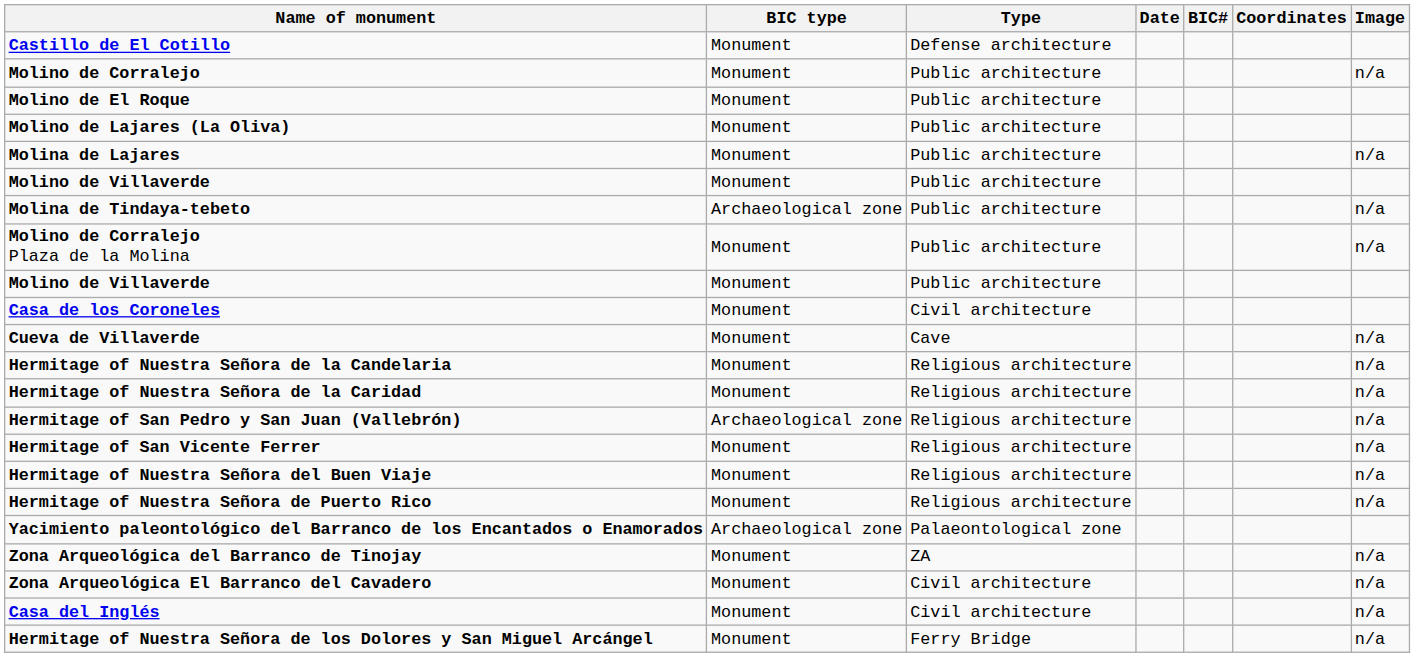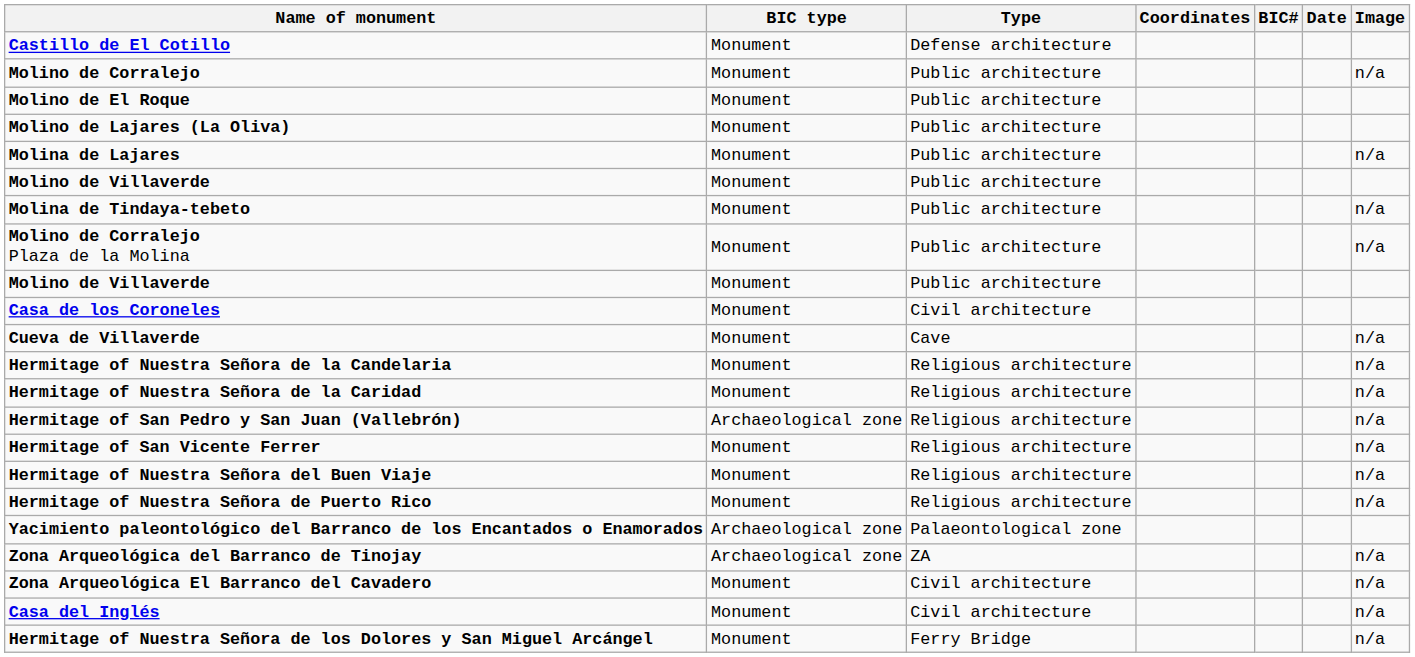columns swapped: (1291, 18) <-> (1160, 18)
(807, 210) Archaeological zone -> (751, 210) Monument
(751, 557) Monument -> (807, 557) Archaeological zone
